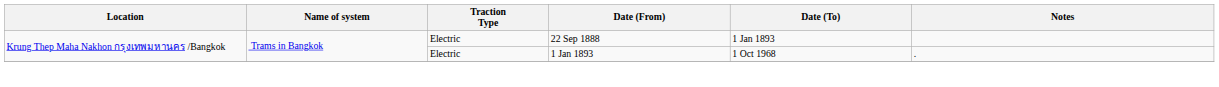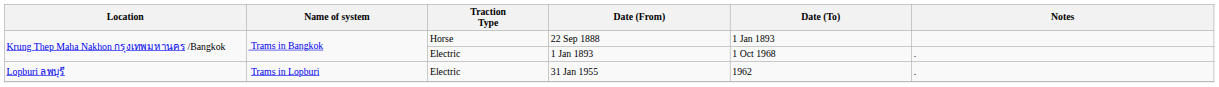(445, 38) Electric -> (442, 38) Horse
+ row: (574, 71)
